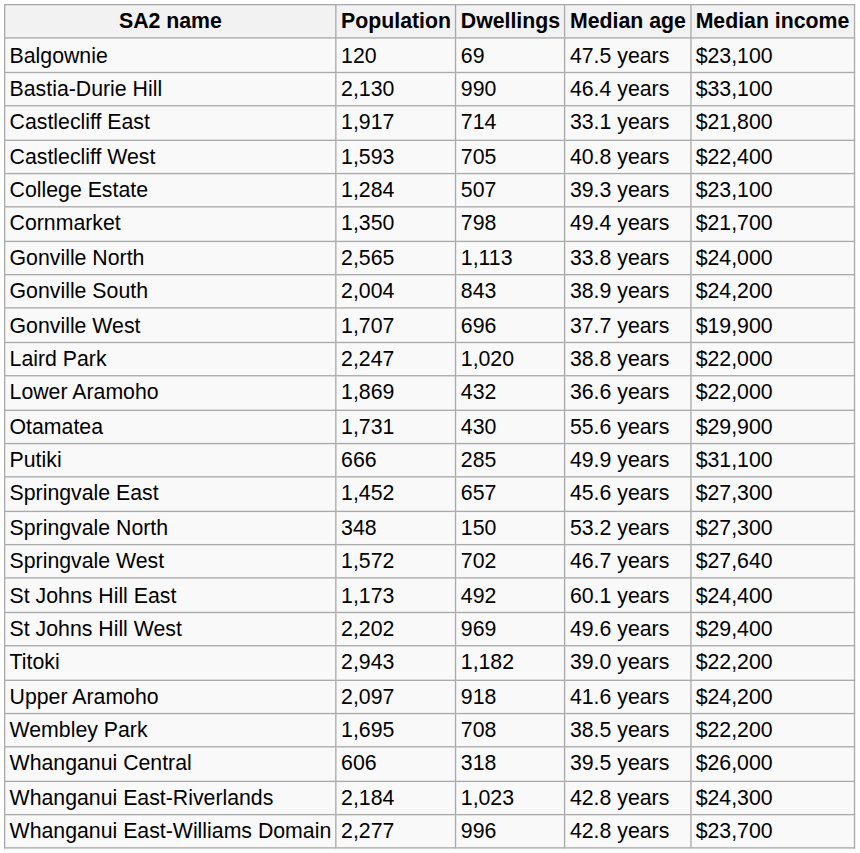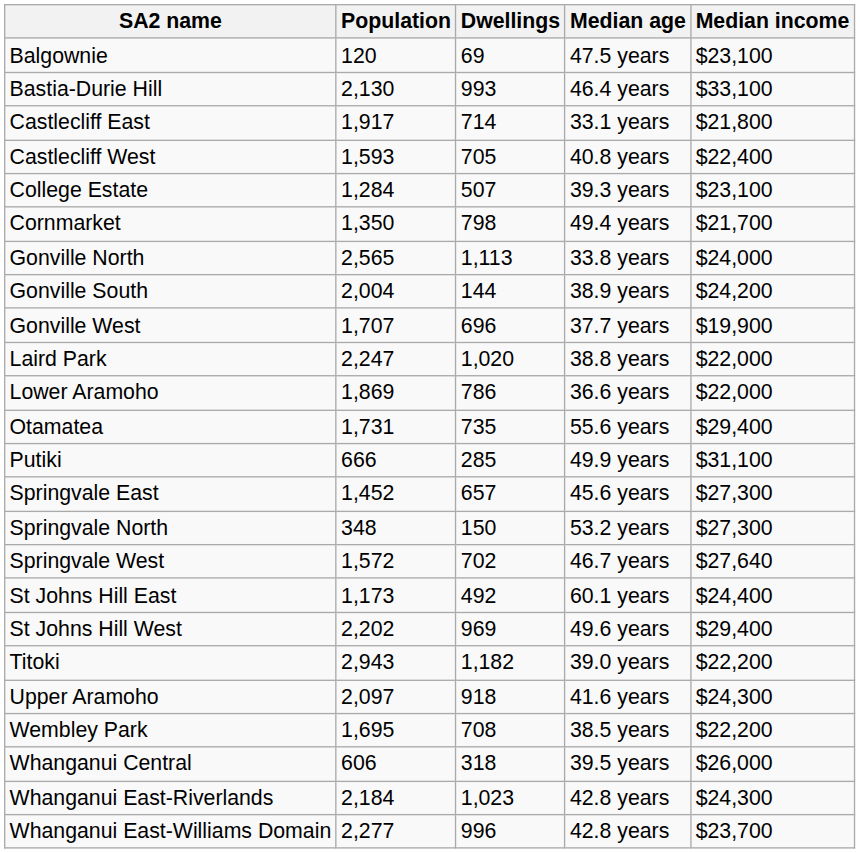(479, 88) 990 -> (479, 88) 993
(479, 291) 843 -> (479, 291) 144
(479, 392) 432 -> (479, 392) 786
(479, 426) 430 -> (479, 426) 735
(734, 426) $29,900 -> (734, 426) $29,400
(734, 696) $24,200 -> (734, 696) $24,300
